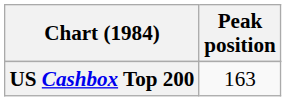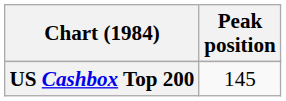(240, 78) 163 -> (240, 78) 145
